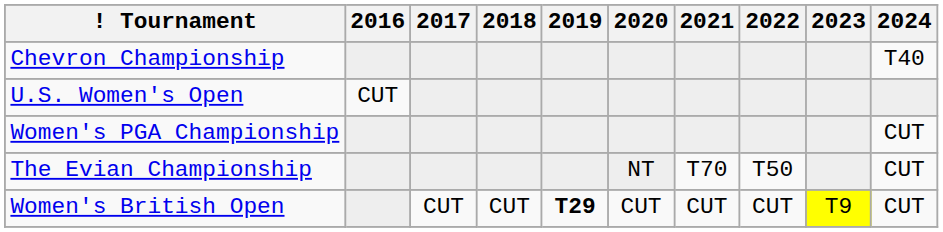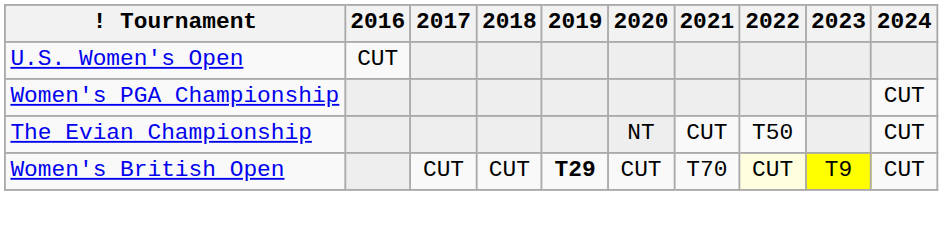- row: (147, 61)
(707, 171) T70 -> (707, 134) CUT
(707, 208) CUT -> (707, 171) T70
(773, 208) no background -> (773, 171) lightyellow background
